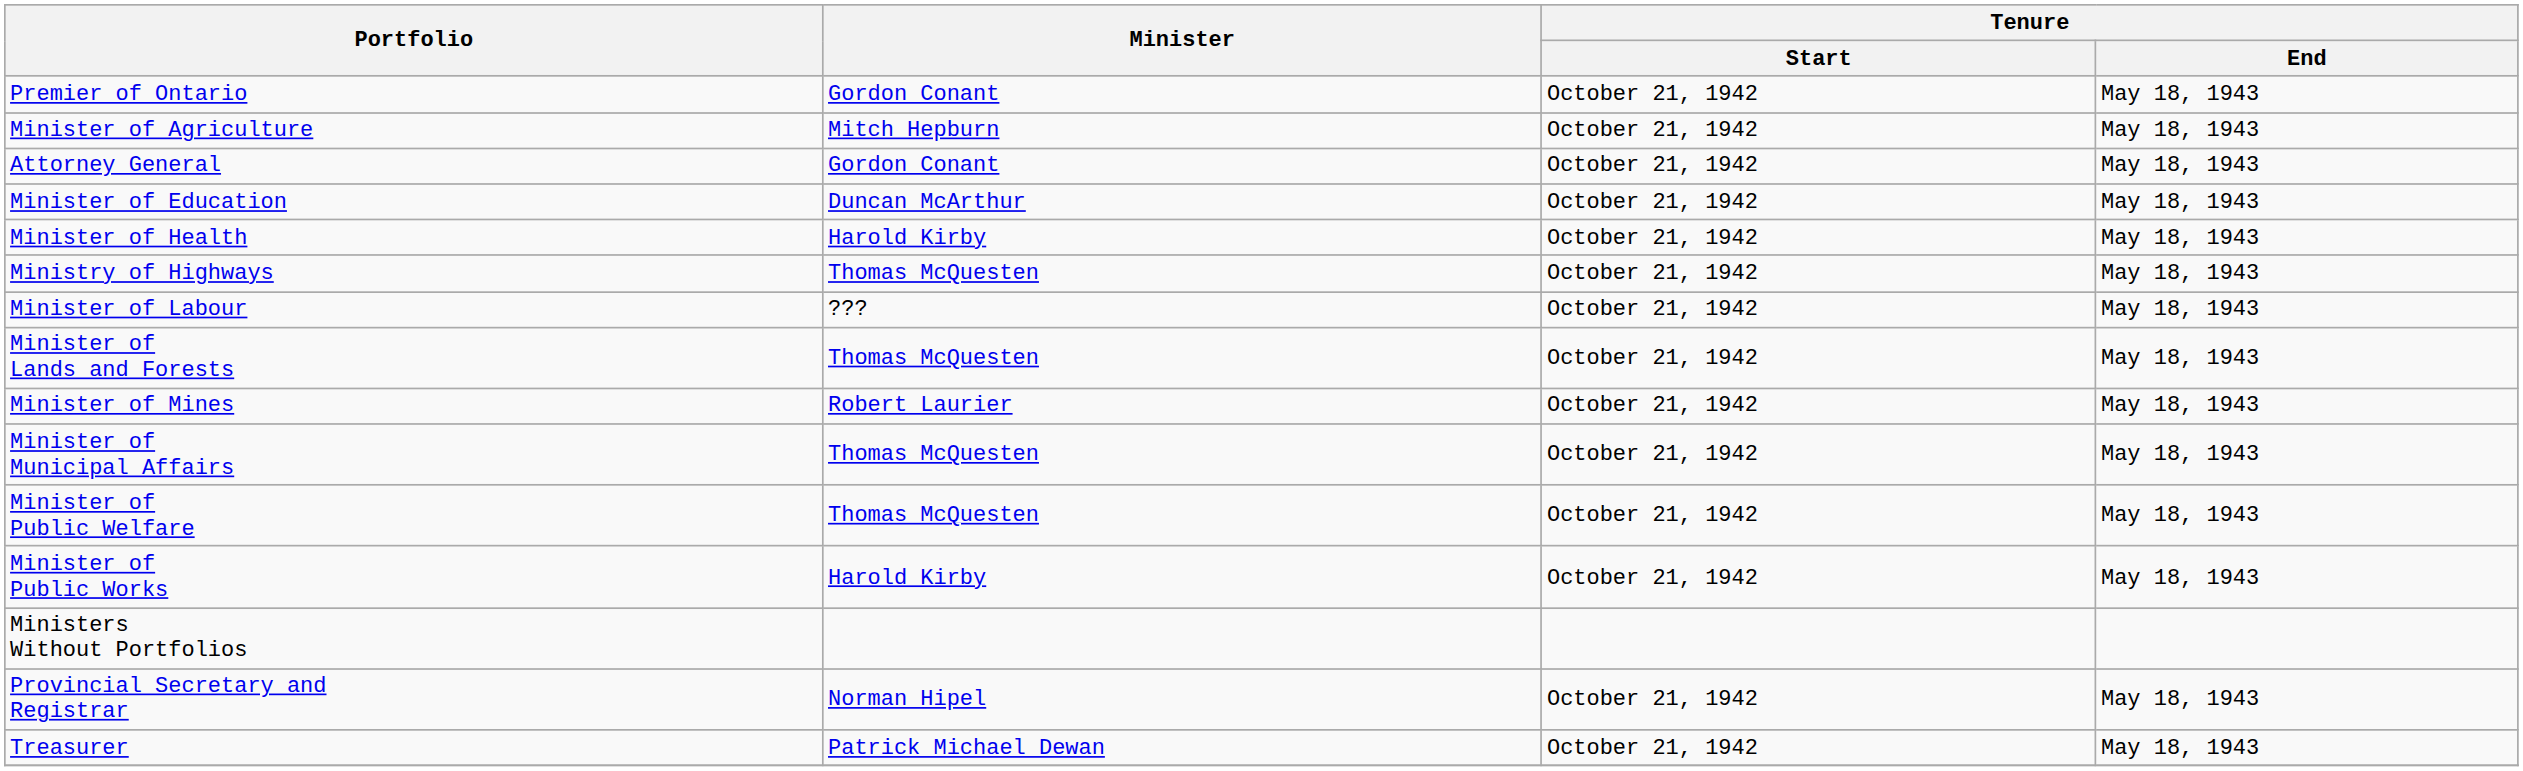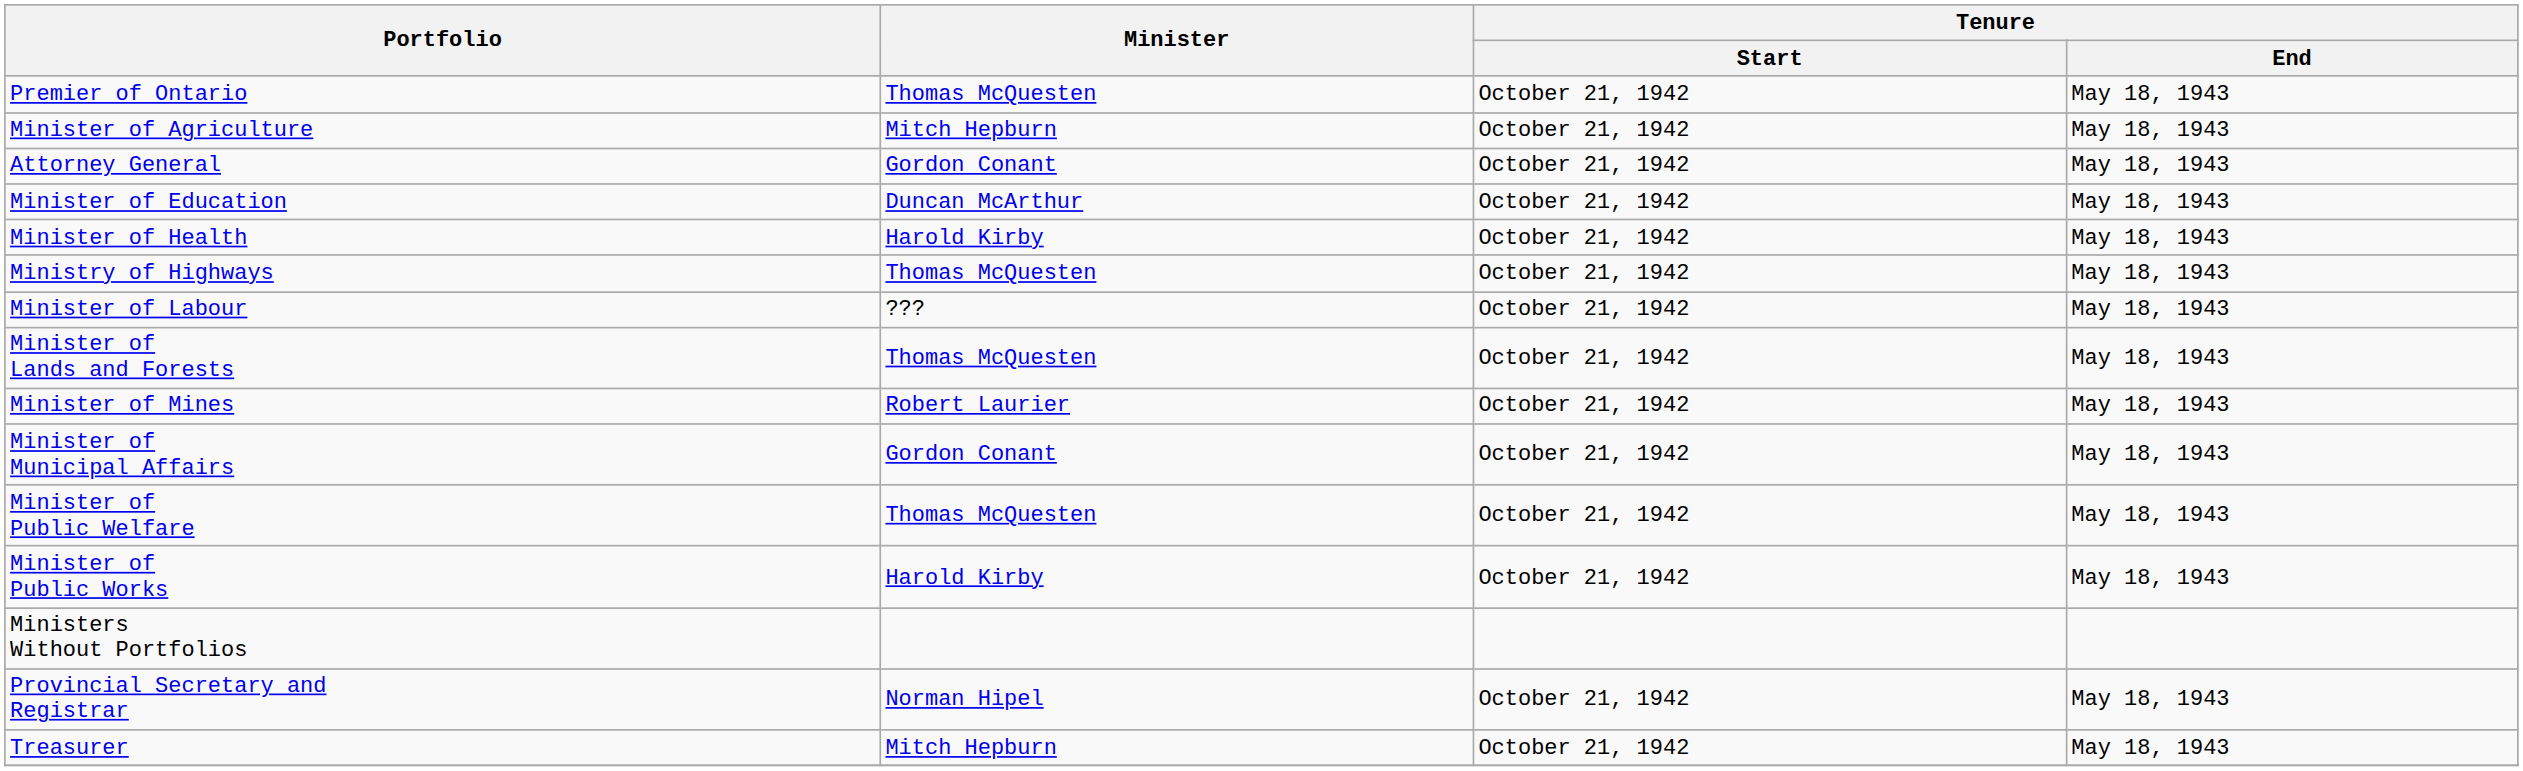(914, 94) Gordon Conant -> (991, 94) Thomas McQuesten
(933, 455) Thomas McQuesten -> (971, 455) Gordon Conant
(966, 748) Patrick Michael Dewan -> (971, 748) Mitch Hepburn
